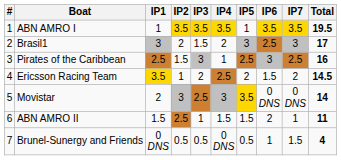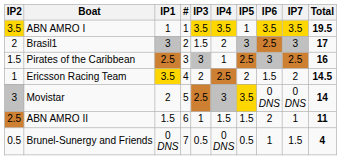columns swapped: (9, 12) <-> (181, 12)
